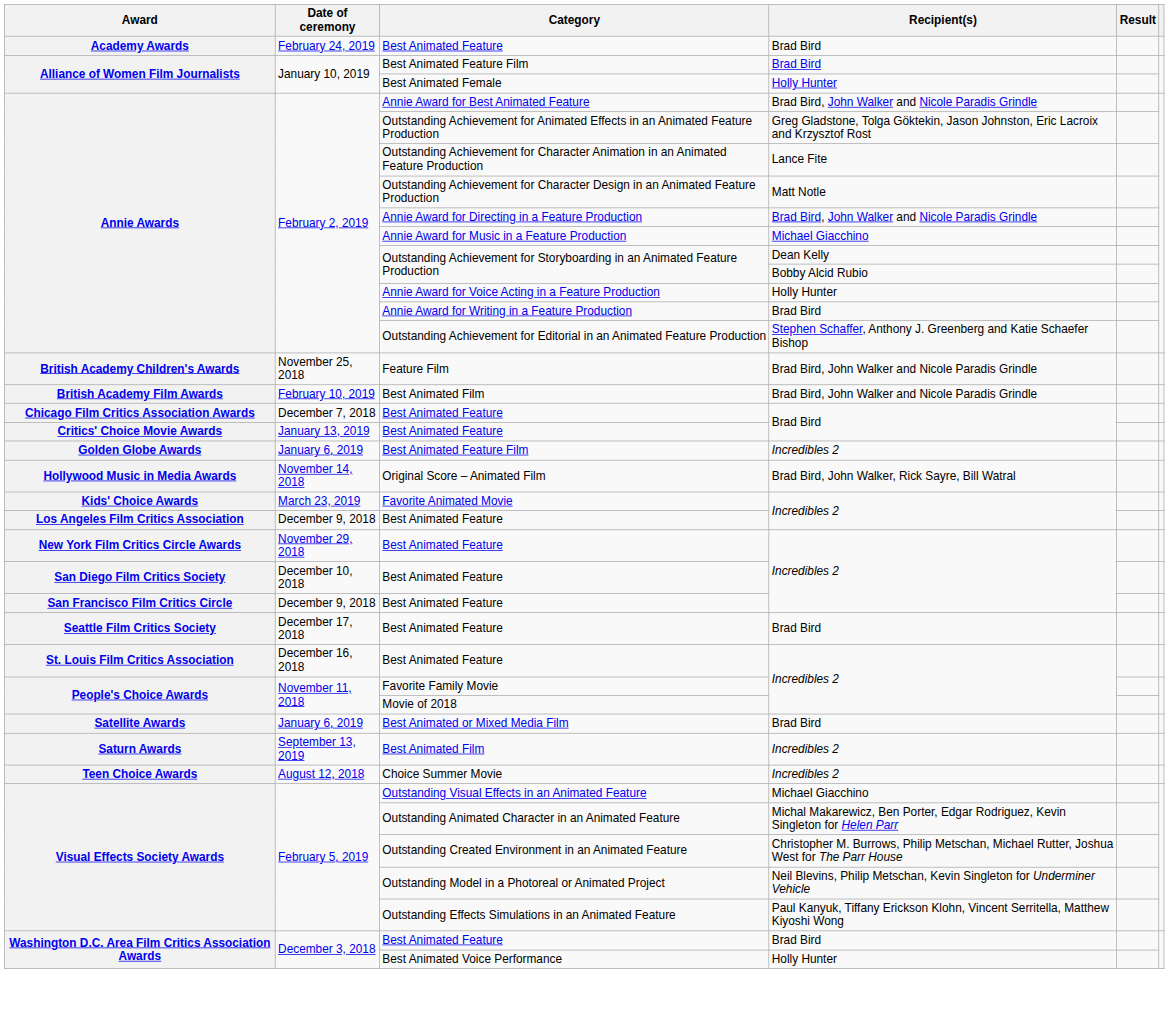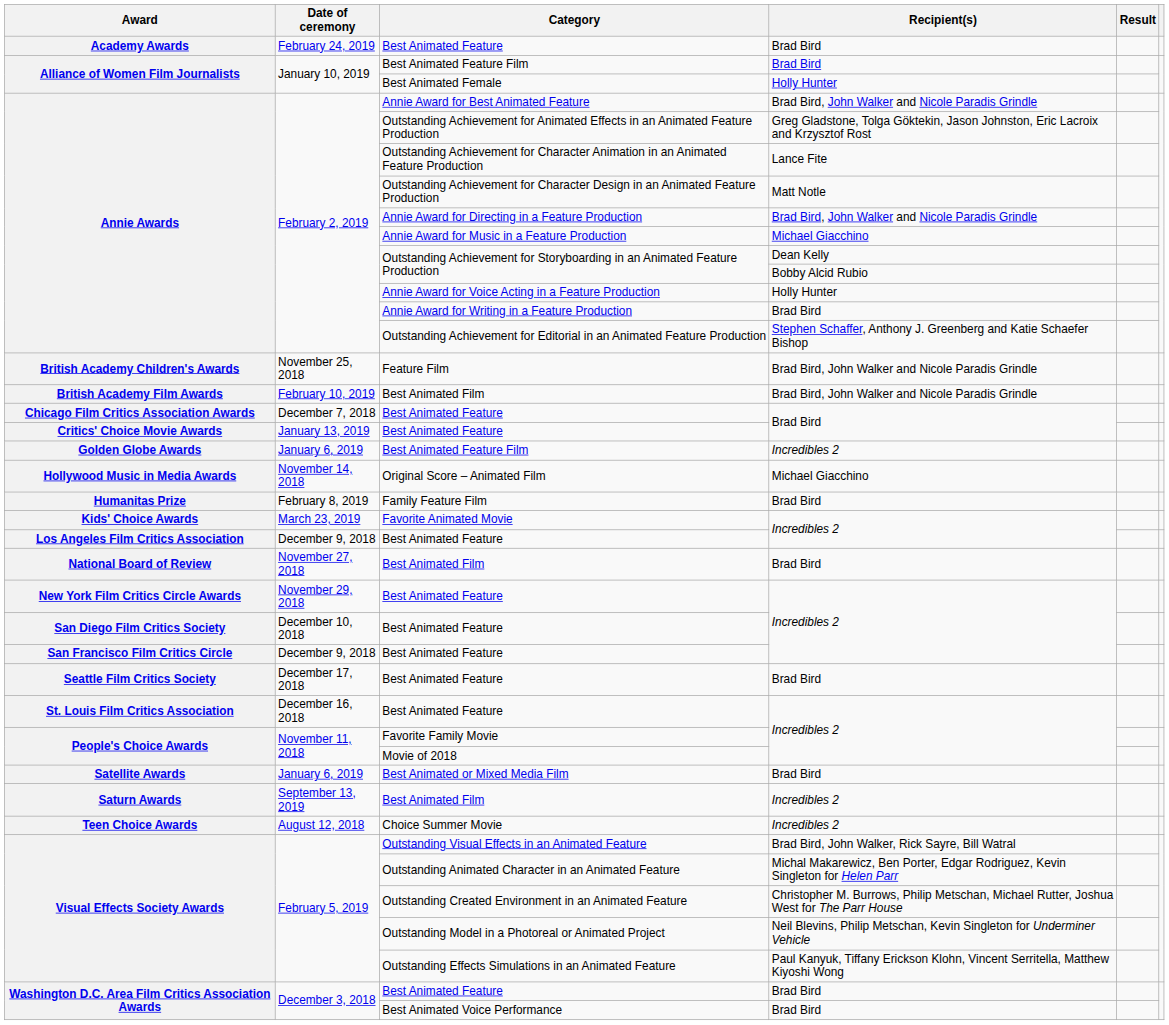(894, 476) Brad Bird, John Walker, Rick Sayre, Bill Watral -> (820, 476) Michael Giacchino
+ row: (140, 501)
+ row: (140, 564)
(820, 793) Michael Giacchino -> (894, 844) Brad Bird, John Walker, Rick Sayre, Bill Watral
(804, 959) Holly Hunter -> (796, 1010) Brad Bird
